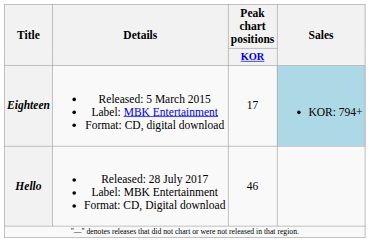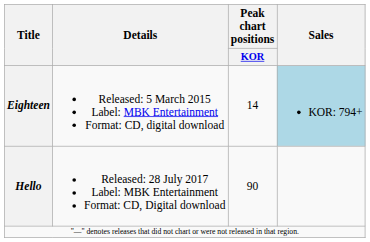(253, 105) 17 -> (253, 105) 14
(253, 186) 46 -> (253, 186) 90
